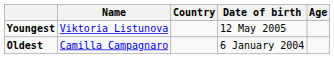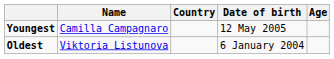(114, 29) Viktoria Listunova -> (114, 29) Camilla Campagnaro
(114, 45) Camilla Campagnaro -> (114, 45) Viktoria Listunova
